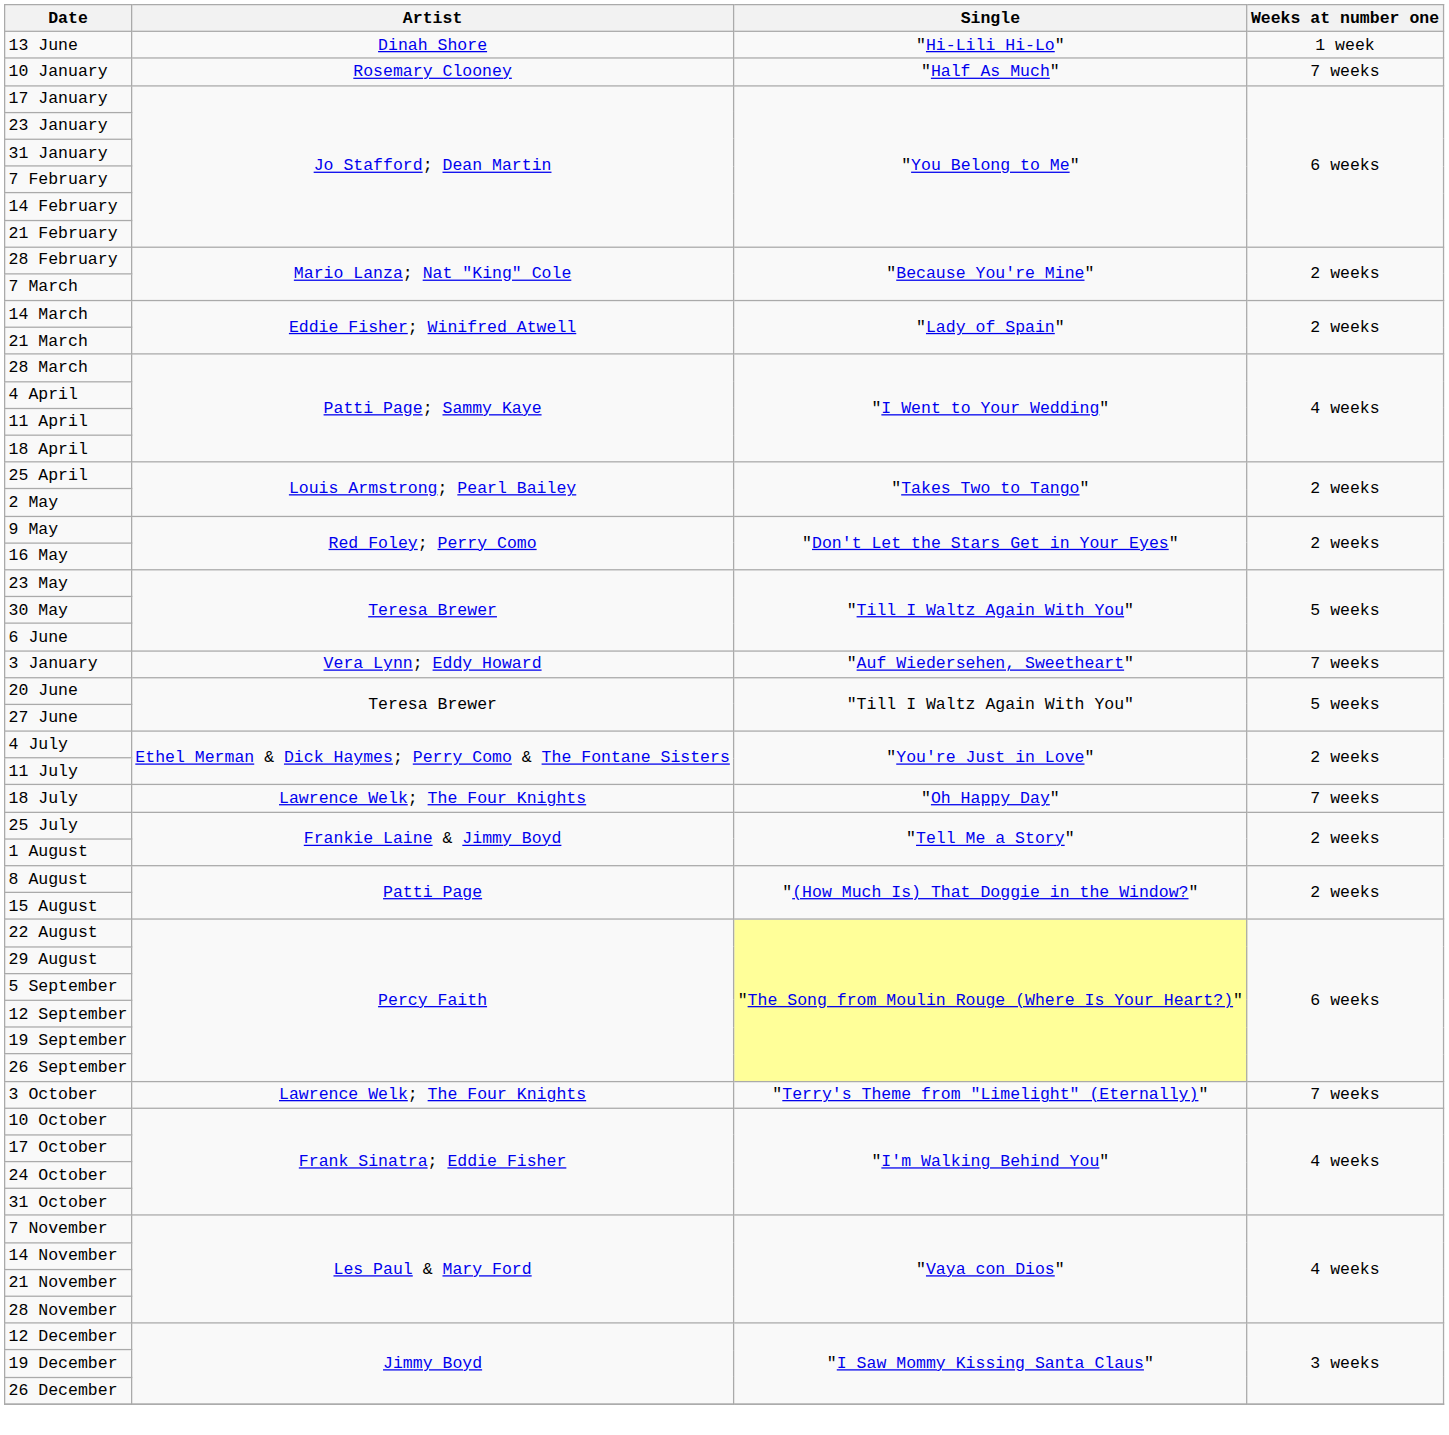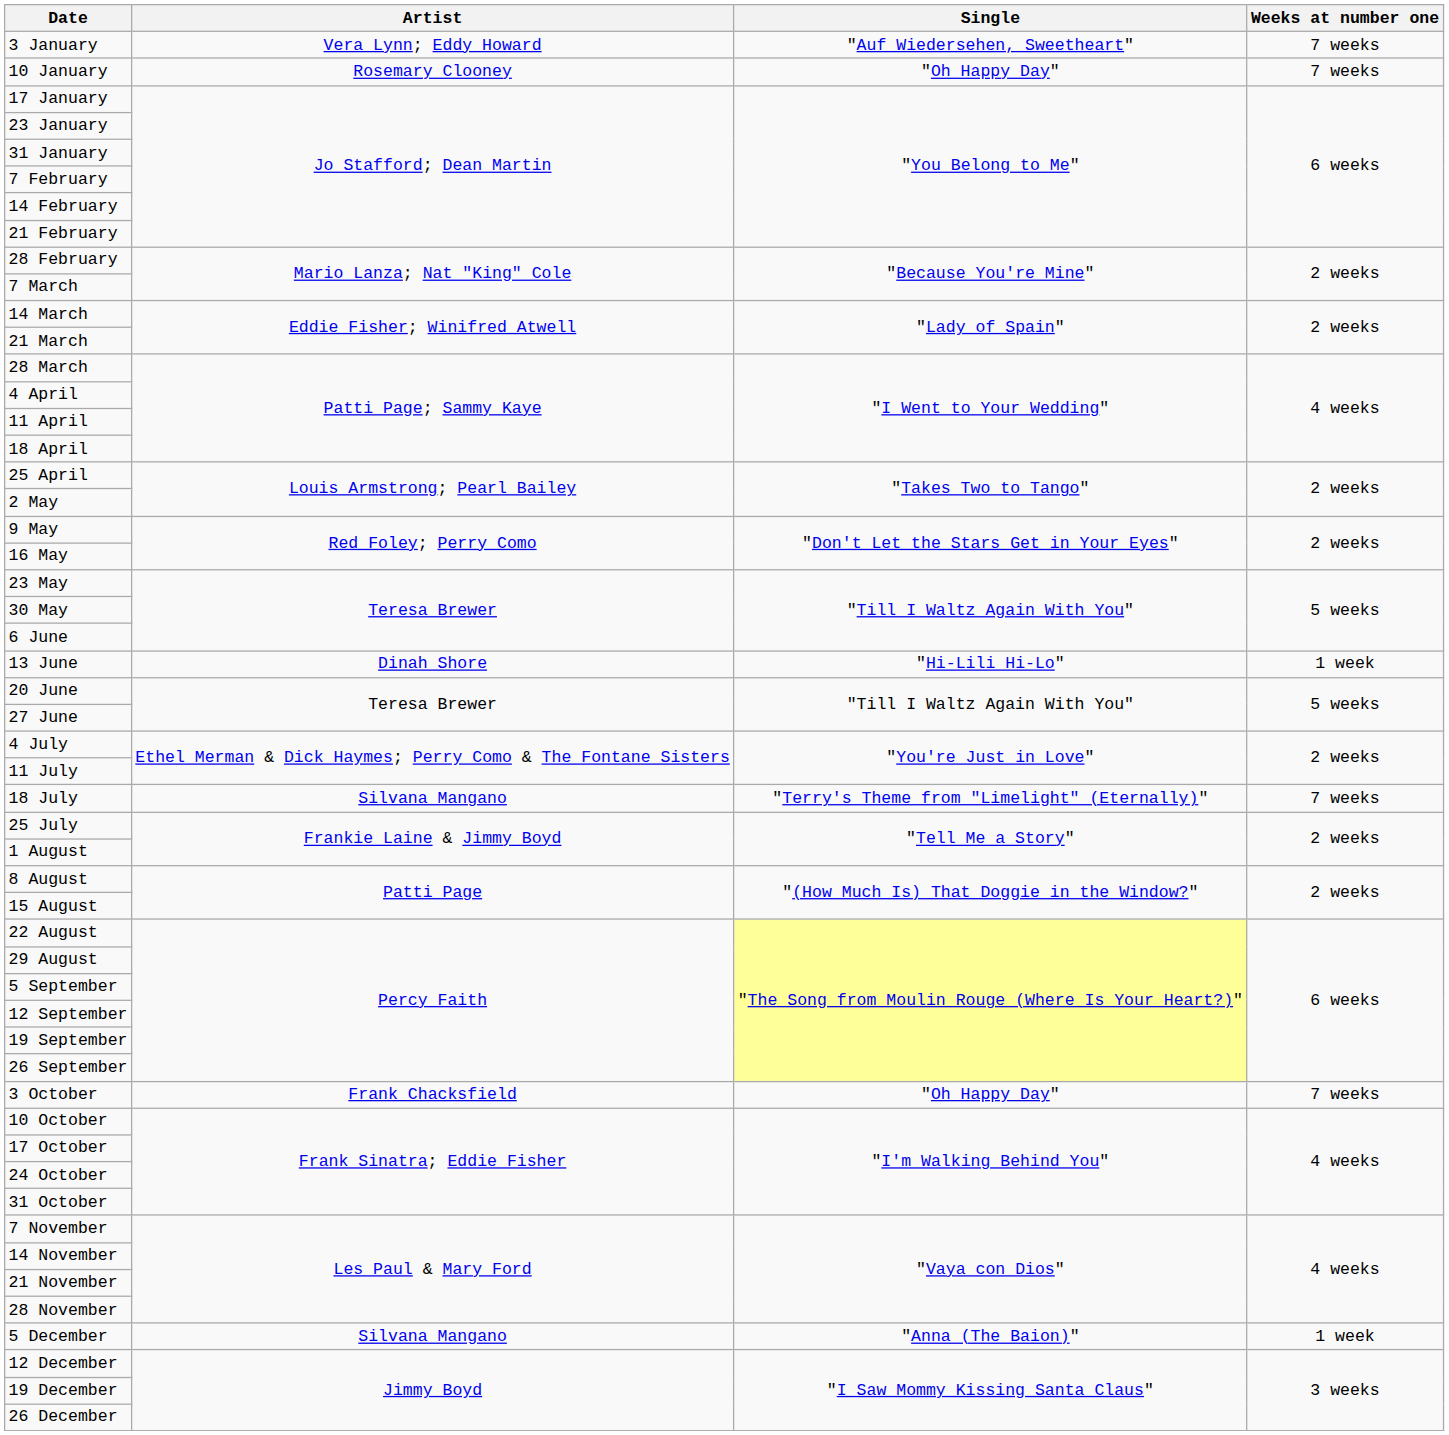rows swapped: (53, 664) <-> (43, 45)
(990, 72) "Half As Much" -> (990, 72) "Oh Happy Day"
(433, 798) Lawrence Welk; The Four Knights -> (433, 798) Silvana Mangano
(990, 798) "Oh Happy Day" -> (990, 798) "Terry's Theme from "Limelight" (Eternally)"
(433, 1094) Lawrence Welk; The Four Knights -> (433, 1094) Frank Chacksfield
(990, 1094) "Terry's Theme from "Limelight" (Eternally)" -> (990, 1094) "Oh Happy Day"
+ row: (58, 1337)
